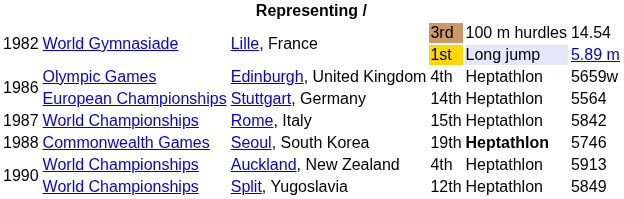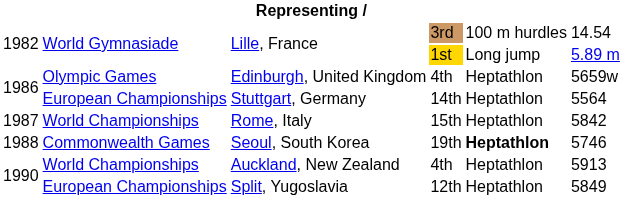(503, 54) lavender background -> (503, 54) no background
(121, 186) World Championships -> (135, 186) European Championships
